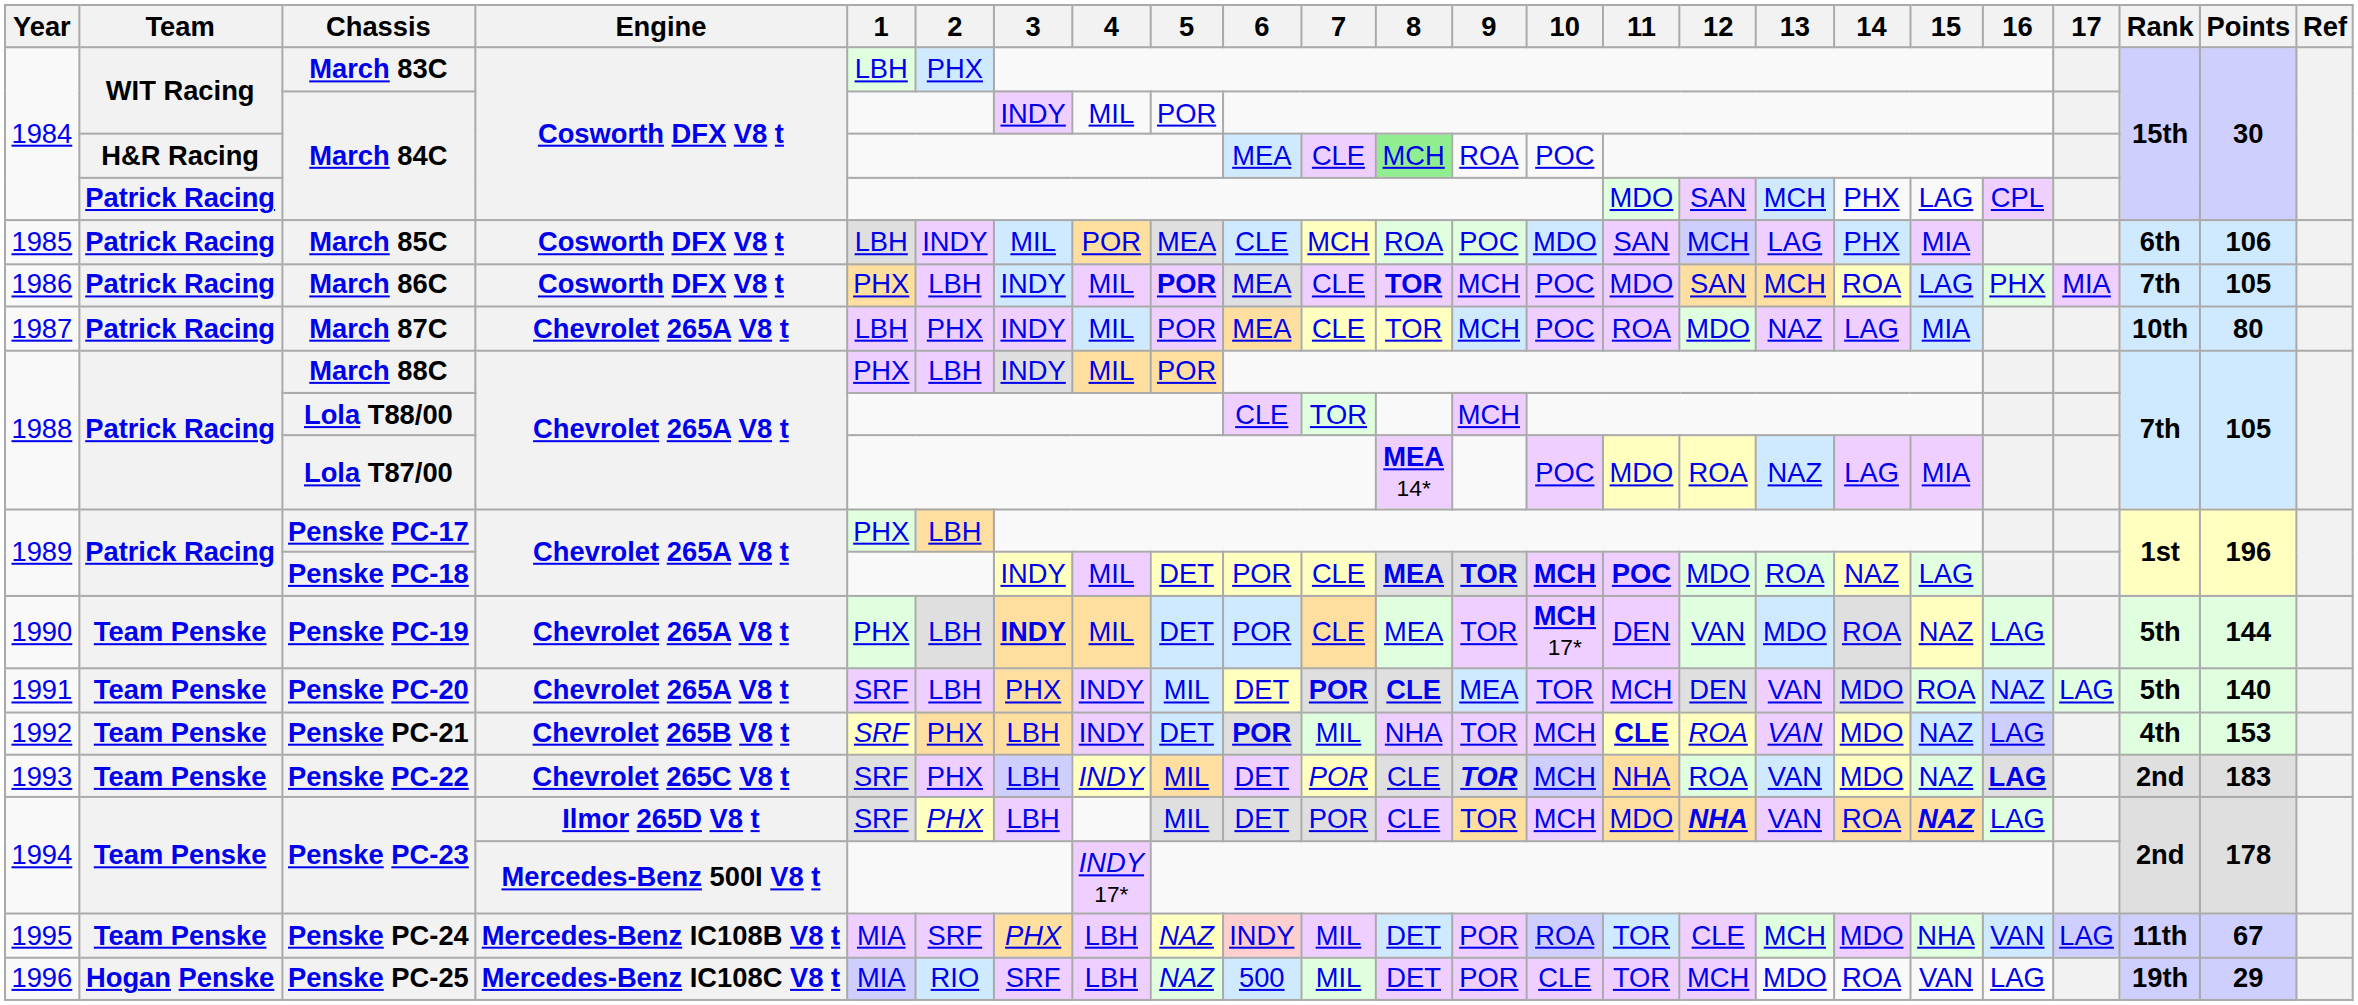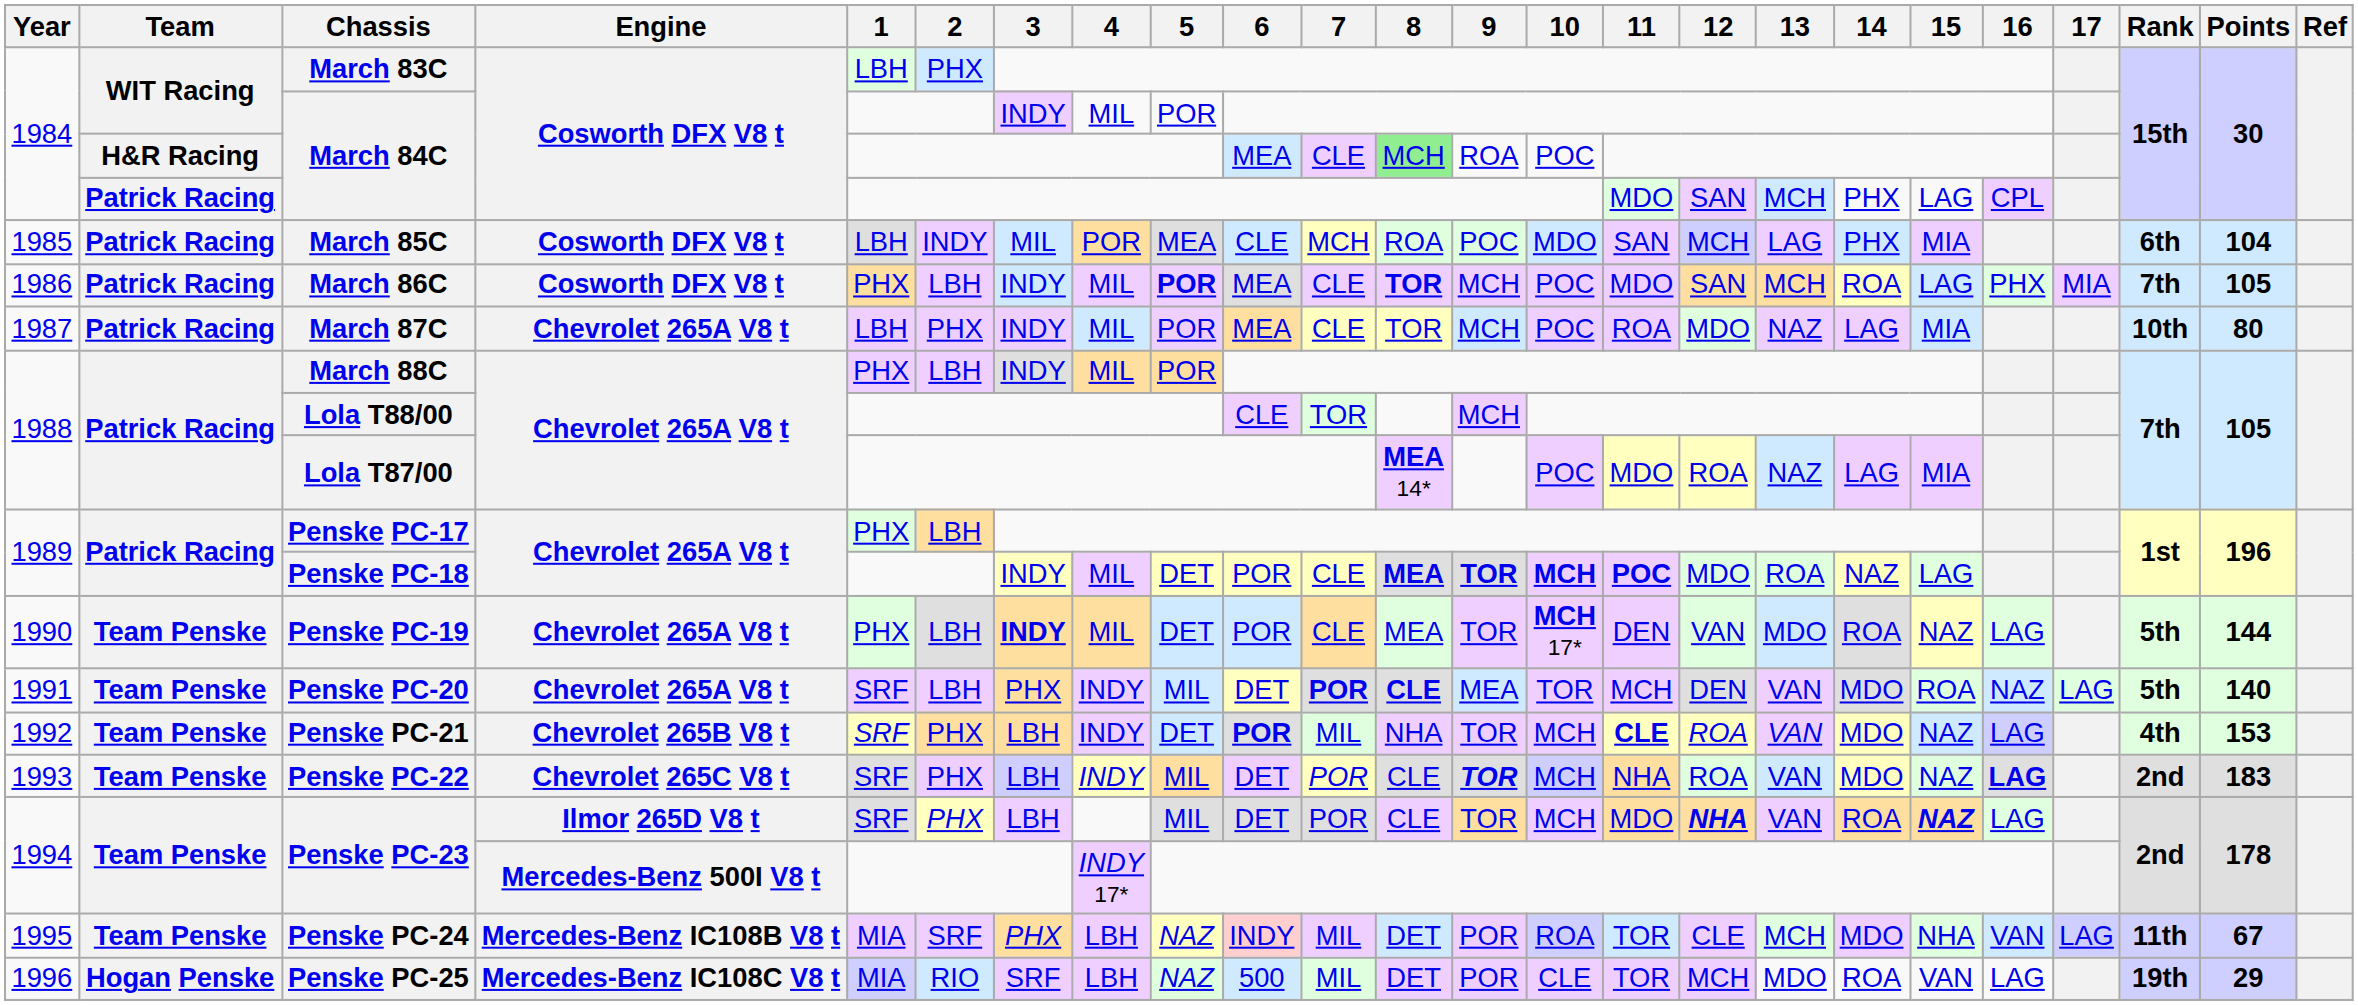(2248, 242) 106 -> (2248, 242) 104
